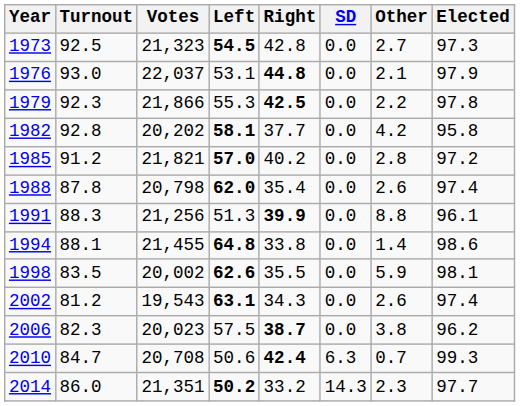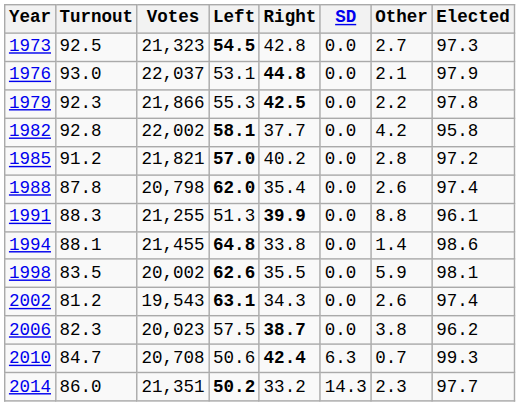(173, 132) 20,202 -> (173, 132) 22,002
(173, 217) 21,256 -> (173, 217) 21,255
